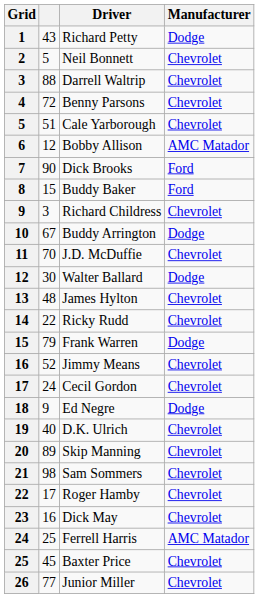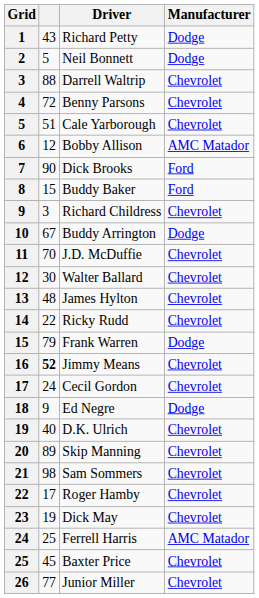(195, 59) Chevrolet -> (186, 59) Dodge
(186, 277) Dodge -> (195, 277) Chevrolet
(49, 364) normal -> (49, 364) bold
(49, 517) 16 -> (49, 517) 19
